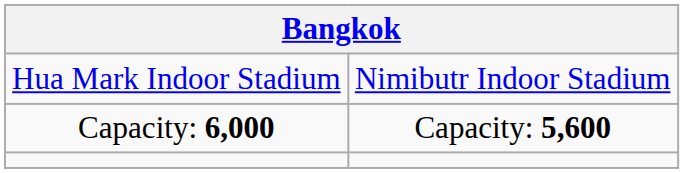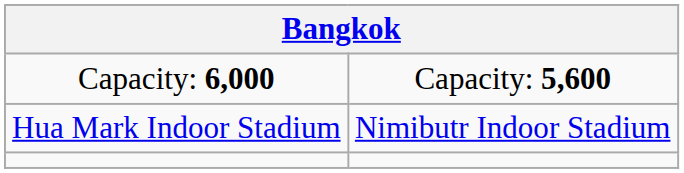rows swapped: (176, 78) <-> (176, 127)
